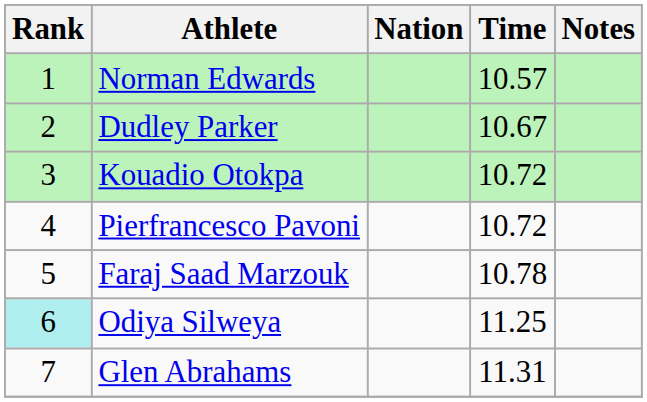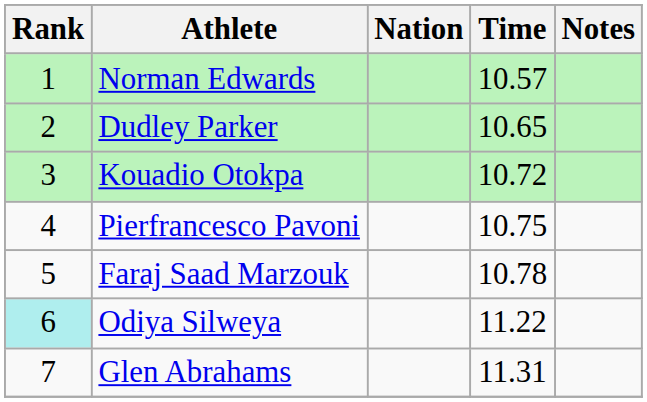(512, 126) 10.67 -> (512, 126) 10.65
(512, 224) 10.72 -> (512, 224) 10.75
(512, 322) 11.25 -> (512, 322) 11.22
